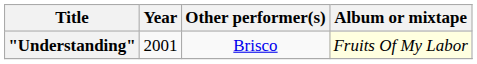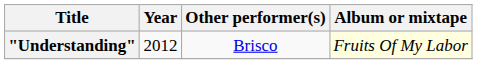(160, 44) 2001 -> (160, 44) 2012
